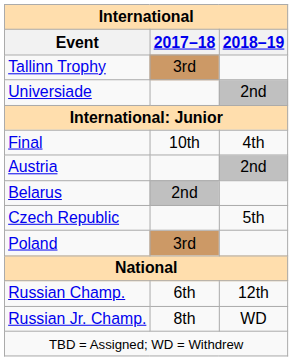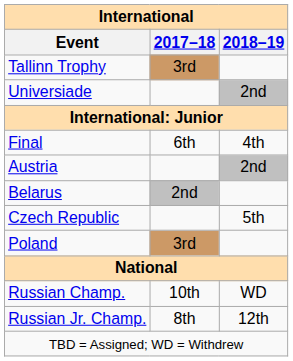(184, 142) 10th -> (184, 142) 6th
(184, 293) 6th -> (184, 293) 10th
(253, 293) 12th -> (253, 293) WD
(253, 318) WD -> (253, 318) 12th
